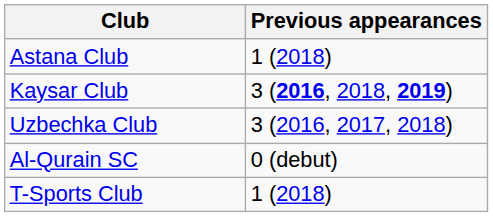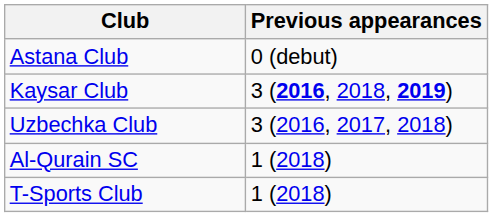(291, 56) 1 (2018) -> (294, 56) 0 (debut)
(294, 159) 0 (debut) -> (291, 159) 1 (2018)
